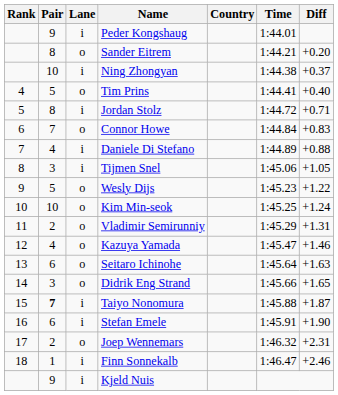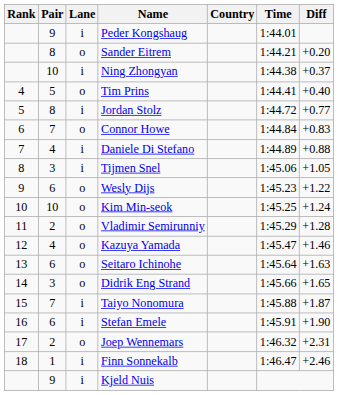(316, 110) +0.71 -> (316, 110) +0.77
(52, 187) 5 -> (52, 187) 6
(316, 226) +1.31 -> (316, 226) +1.28
(52, 303) bold -> (52, 303) normal
